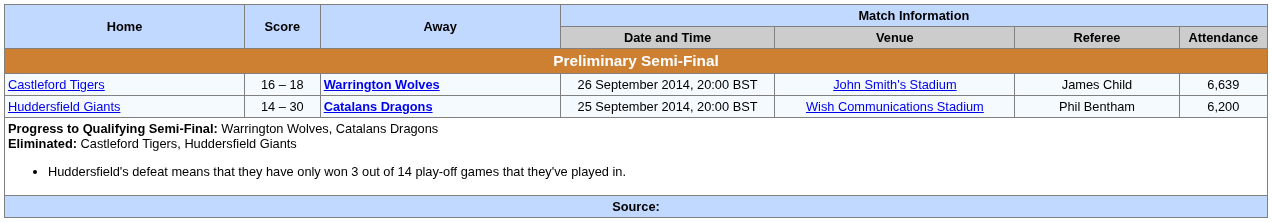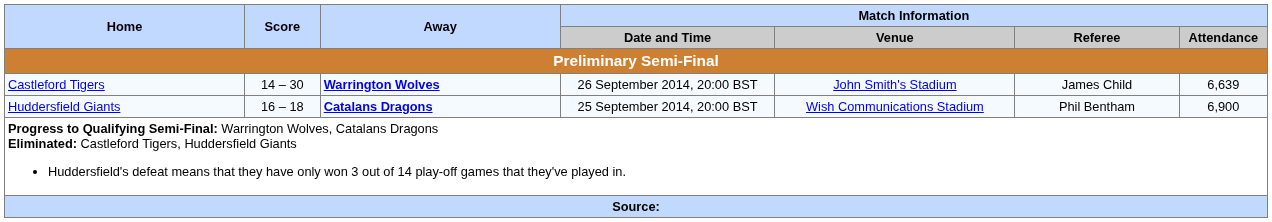(282, 84) 16 – 18 -> (282, 84) 14 – 30
(282, 106) 14 – 30 -> (282, 106) 16 – 18
(1223, 106) 6,200 -> (1223, 106) 6,900
